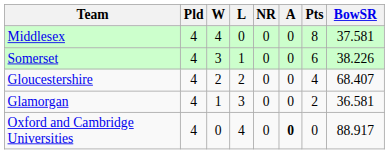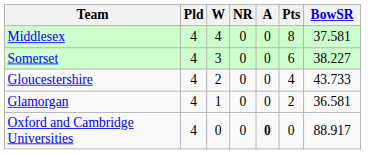- column: (242, 15)
(355, 58) 38.226 -> (332, 58) 38.227
(355, 79) 68.407 -> (332, 79) 43.733
